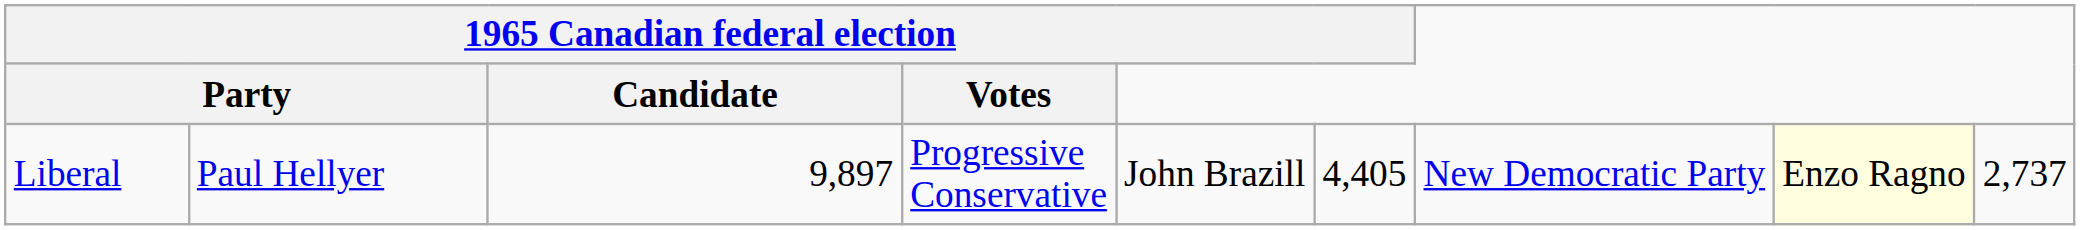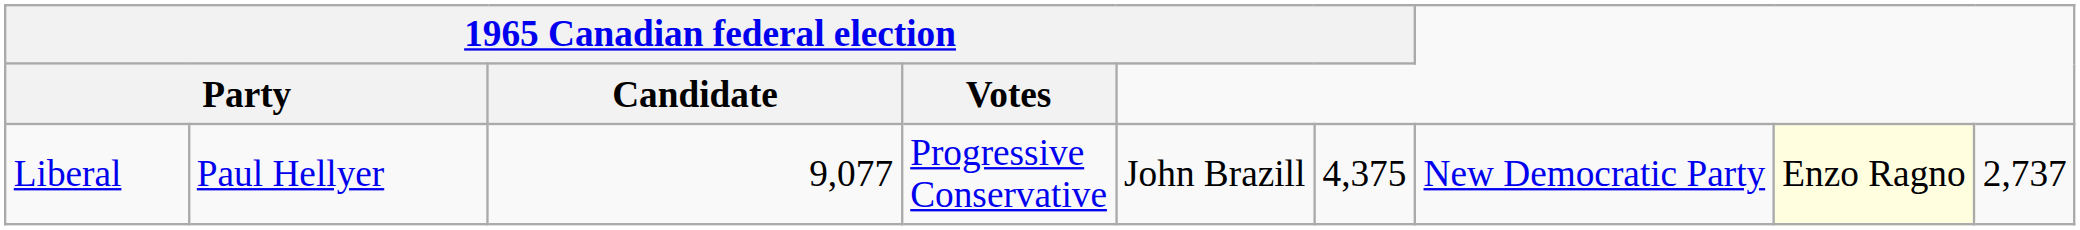(851, 173) 9,897 -> (851, 173) 9,077
(1364, 173) 4,405 -> (1364, 173) 4,375
